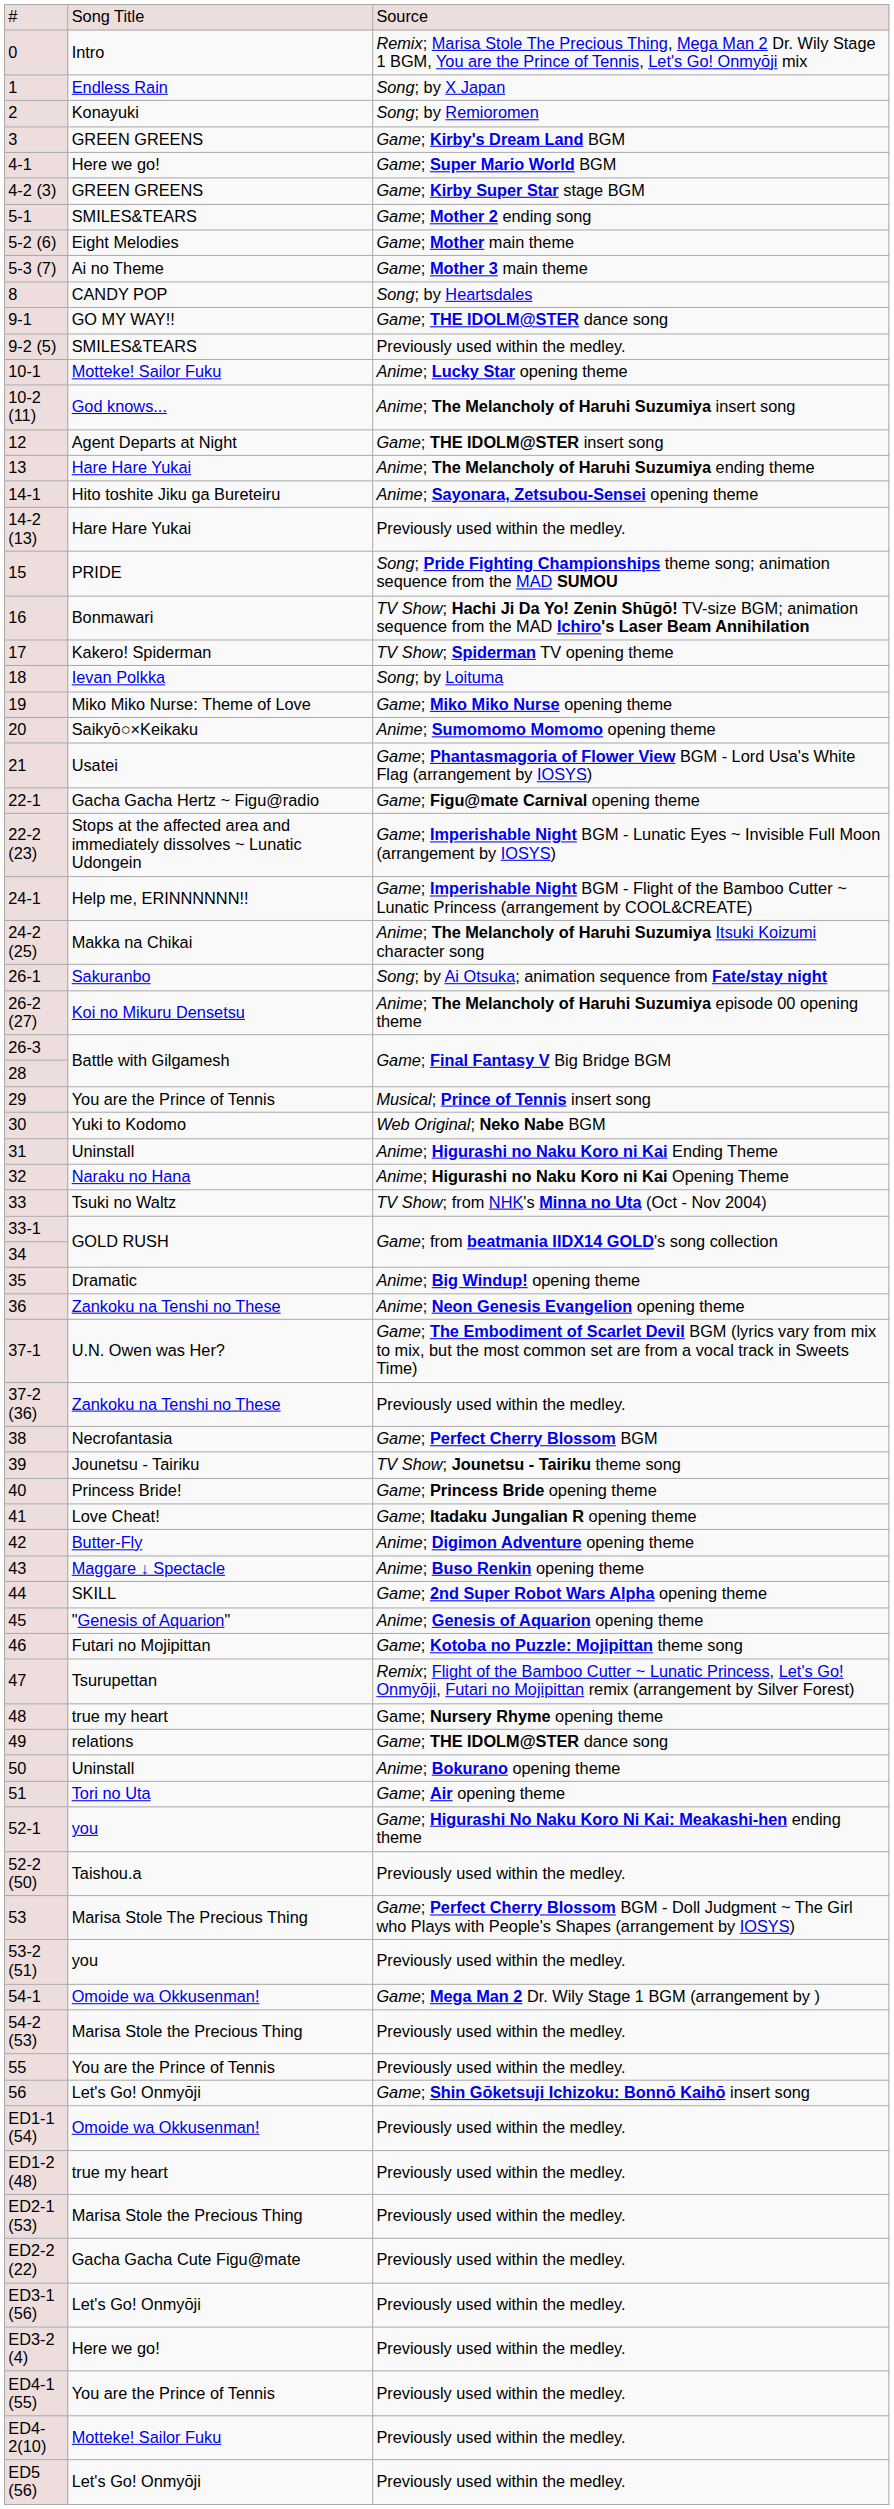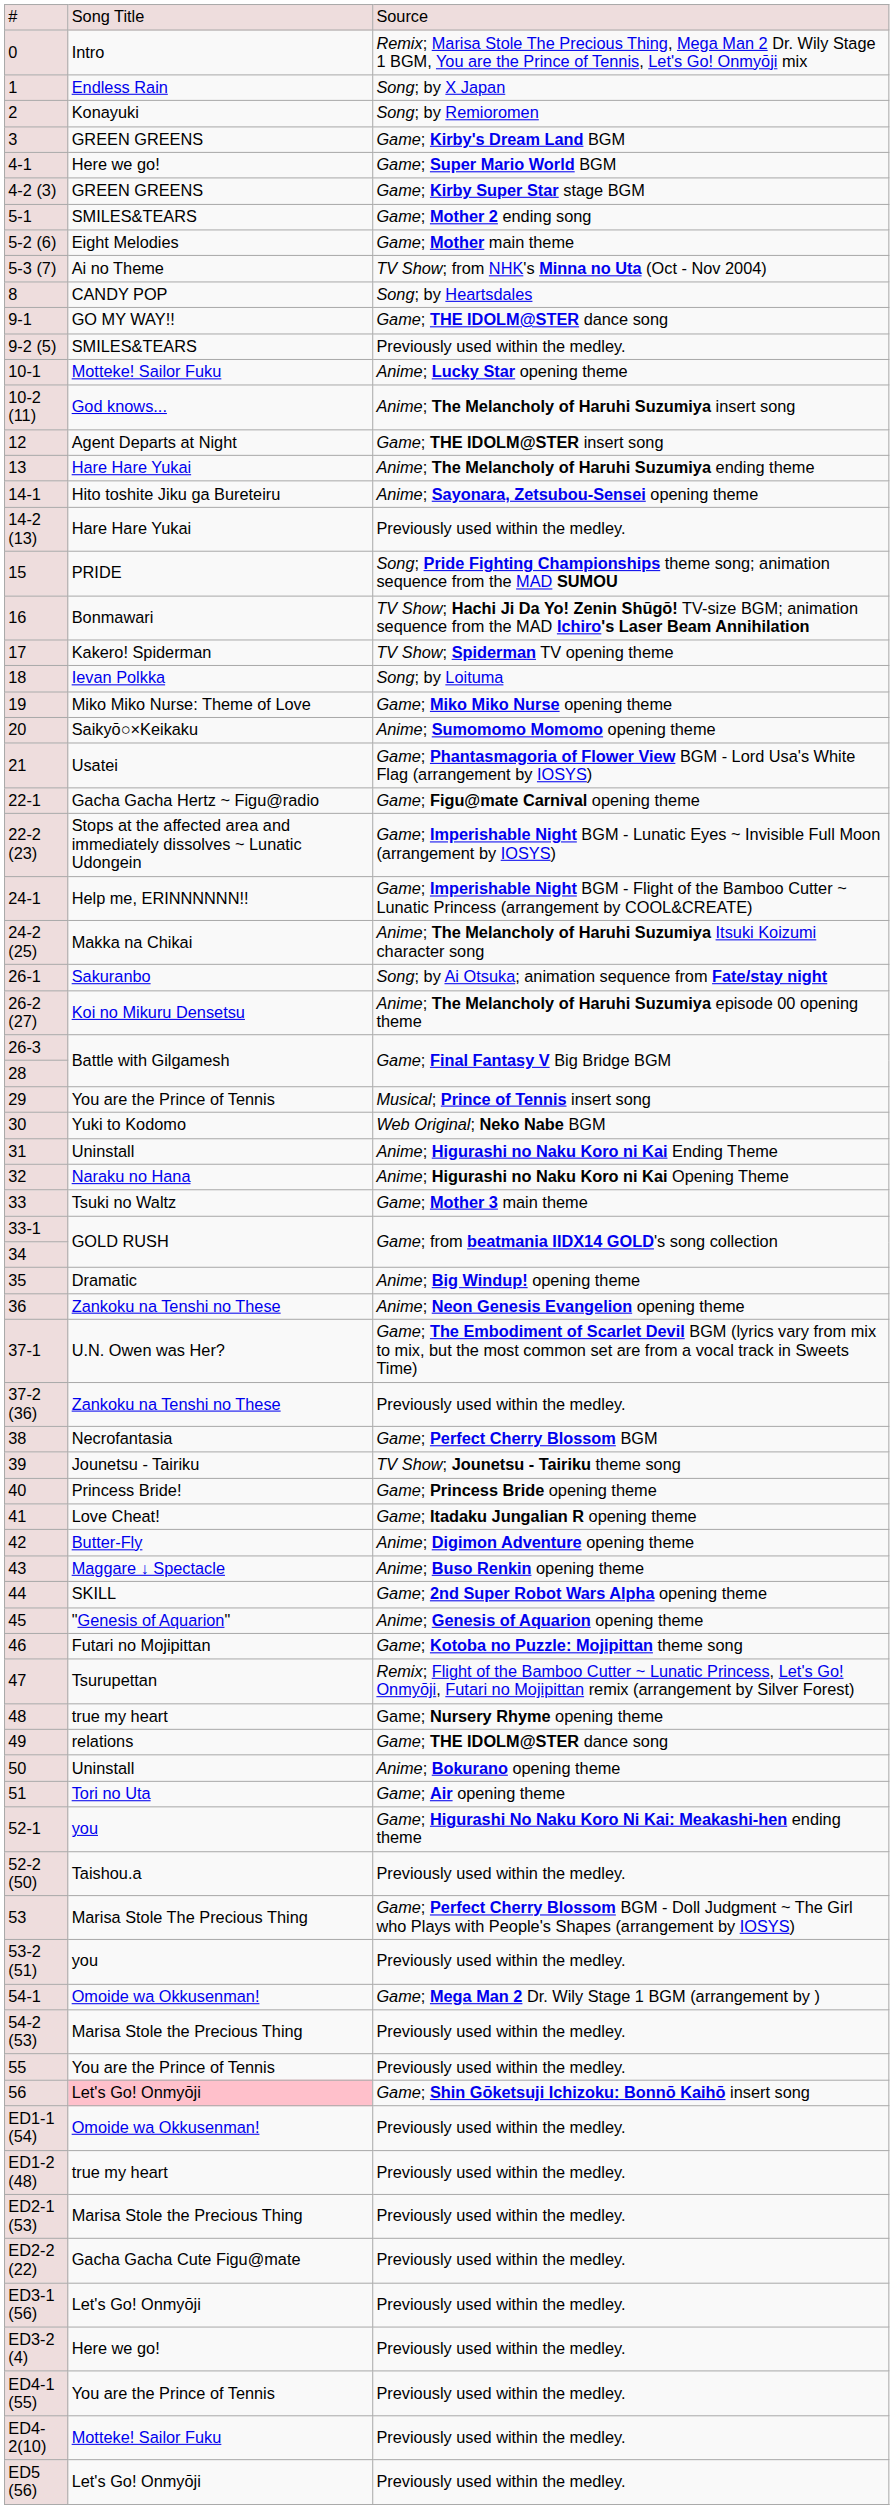(482, 268) Game; Mother 3 main theme -> (572, 268) TV Show; from NHK's Minna no Uta (Oct - Nov 2004)
(572, 1202) TV Show; from NHK's Minna no Uta (Oct - Nov 2004) -> (482, 1202) Game; Mother 3 main theme
(136, 2092) no background -> (136, 2092) pink background
